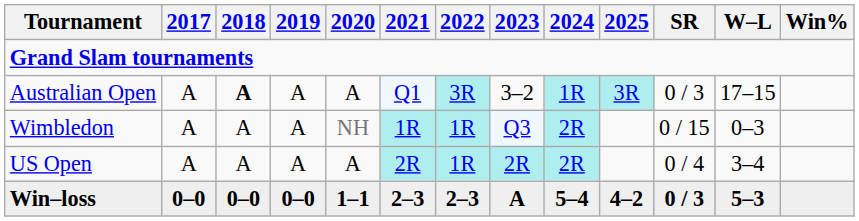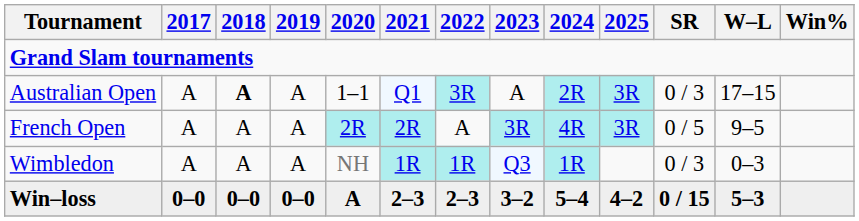(353, 92) A -> (353, 92) 1–1
(517, 92) 3–2 -> (517, 92) A
(572, 92) 1R -> (572, 92) 2R
+ row: (68, 127)
(572, 127) 2R -> (572, 163) 1R
(684, 127) 0 / 15 -> (684, 163) 0 / 3
- row: (51, 163)
(353, 198) 1–1 -> (353, 198) A
(517, 198) A -> (517, 198) 3–2
(684, 198) 0 / 3 -> (684, 198) 0 / 15
